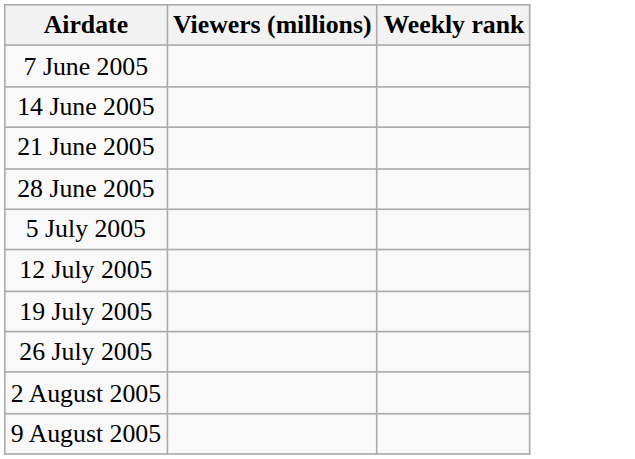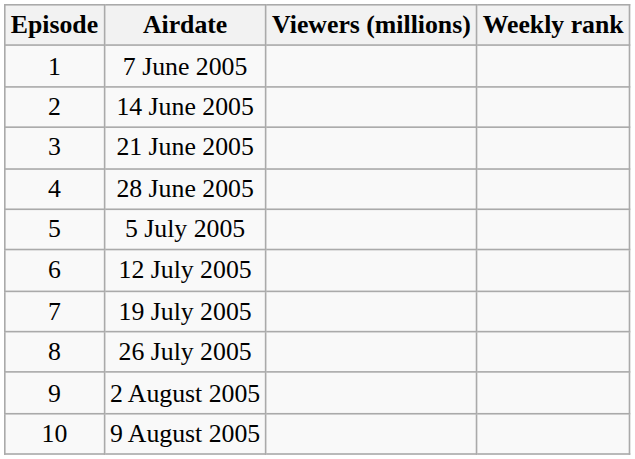+ column: (54, 24)
